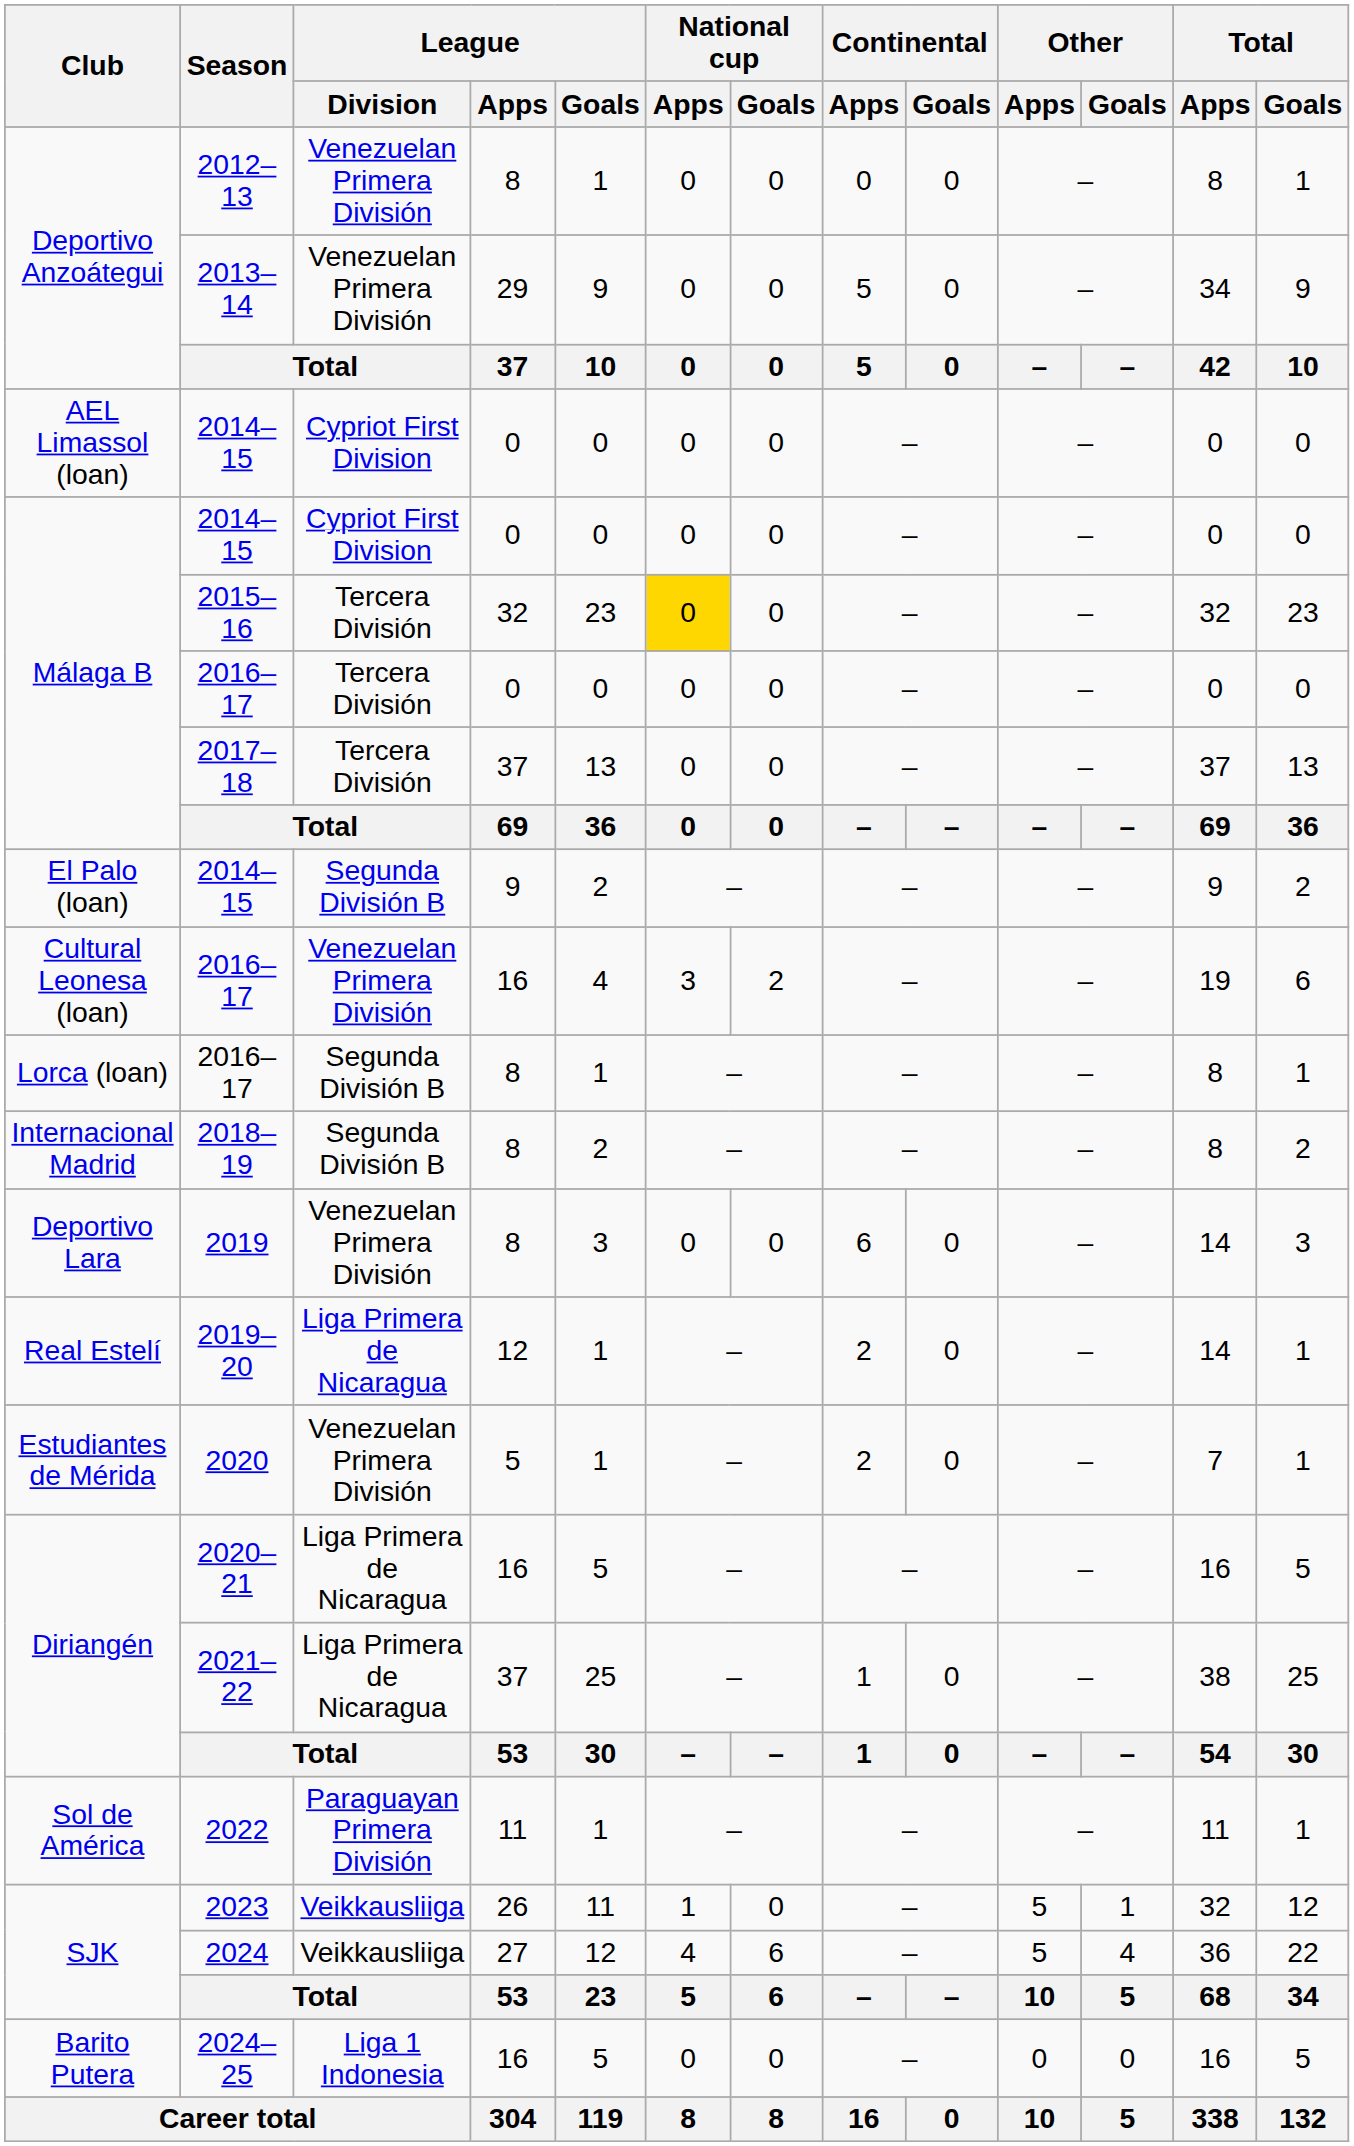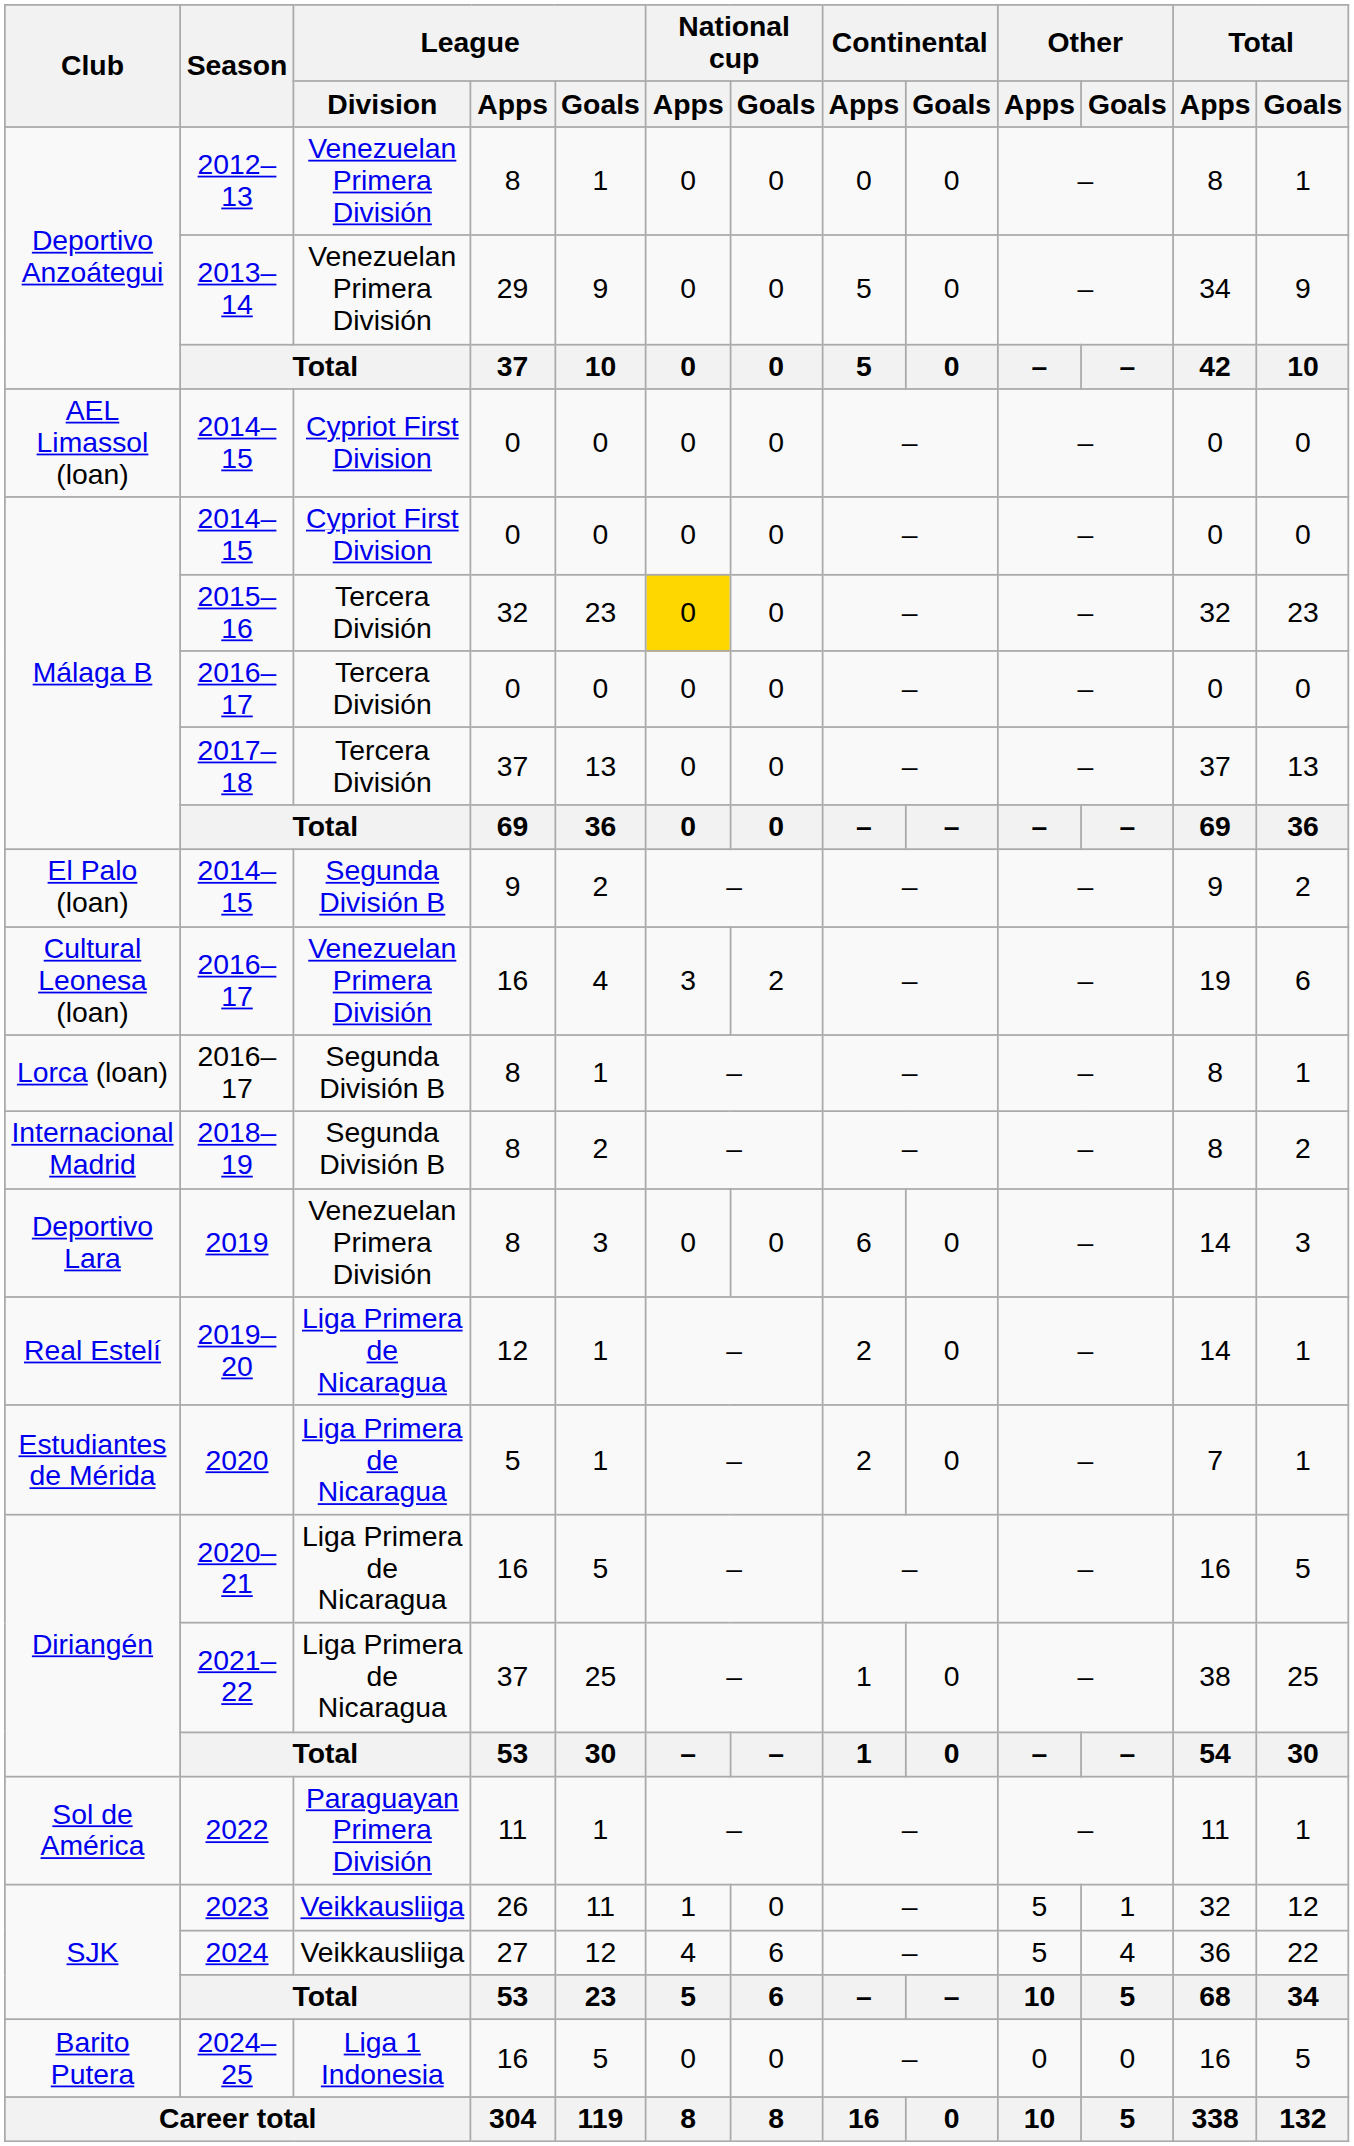(382, 1459) Venezuelan Primera División -> (382, 1459) Liga Primera de Nicaragua
